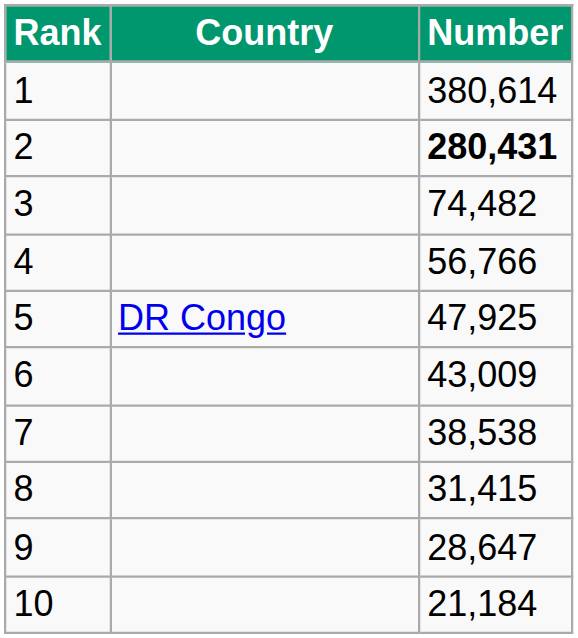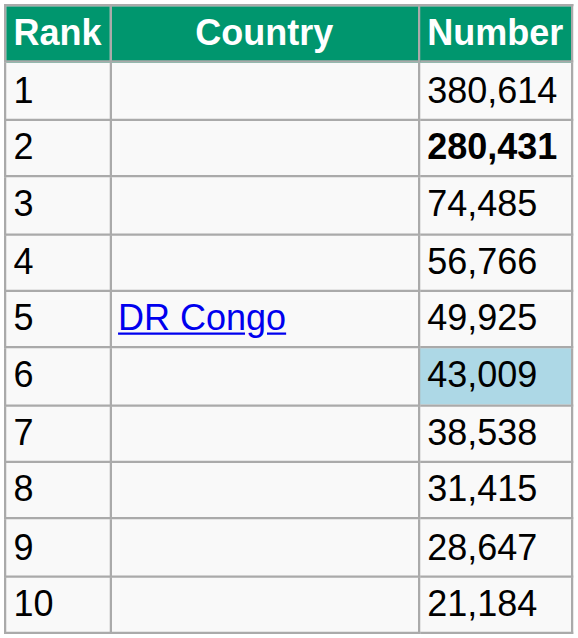(482, 204) 74,482 -> (482, 204) 74,485
(482, 318) 47,925 -> (482, 318) 49,925
(482, 375) no background -> (482, 375) lightblue background
